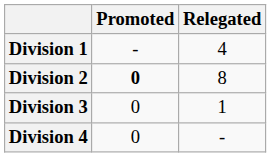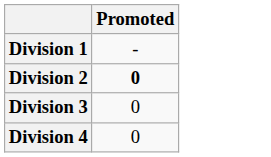- column: (222, 19)
